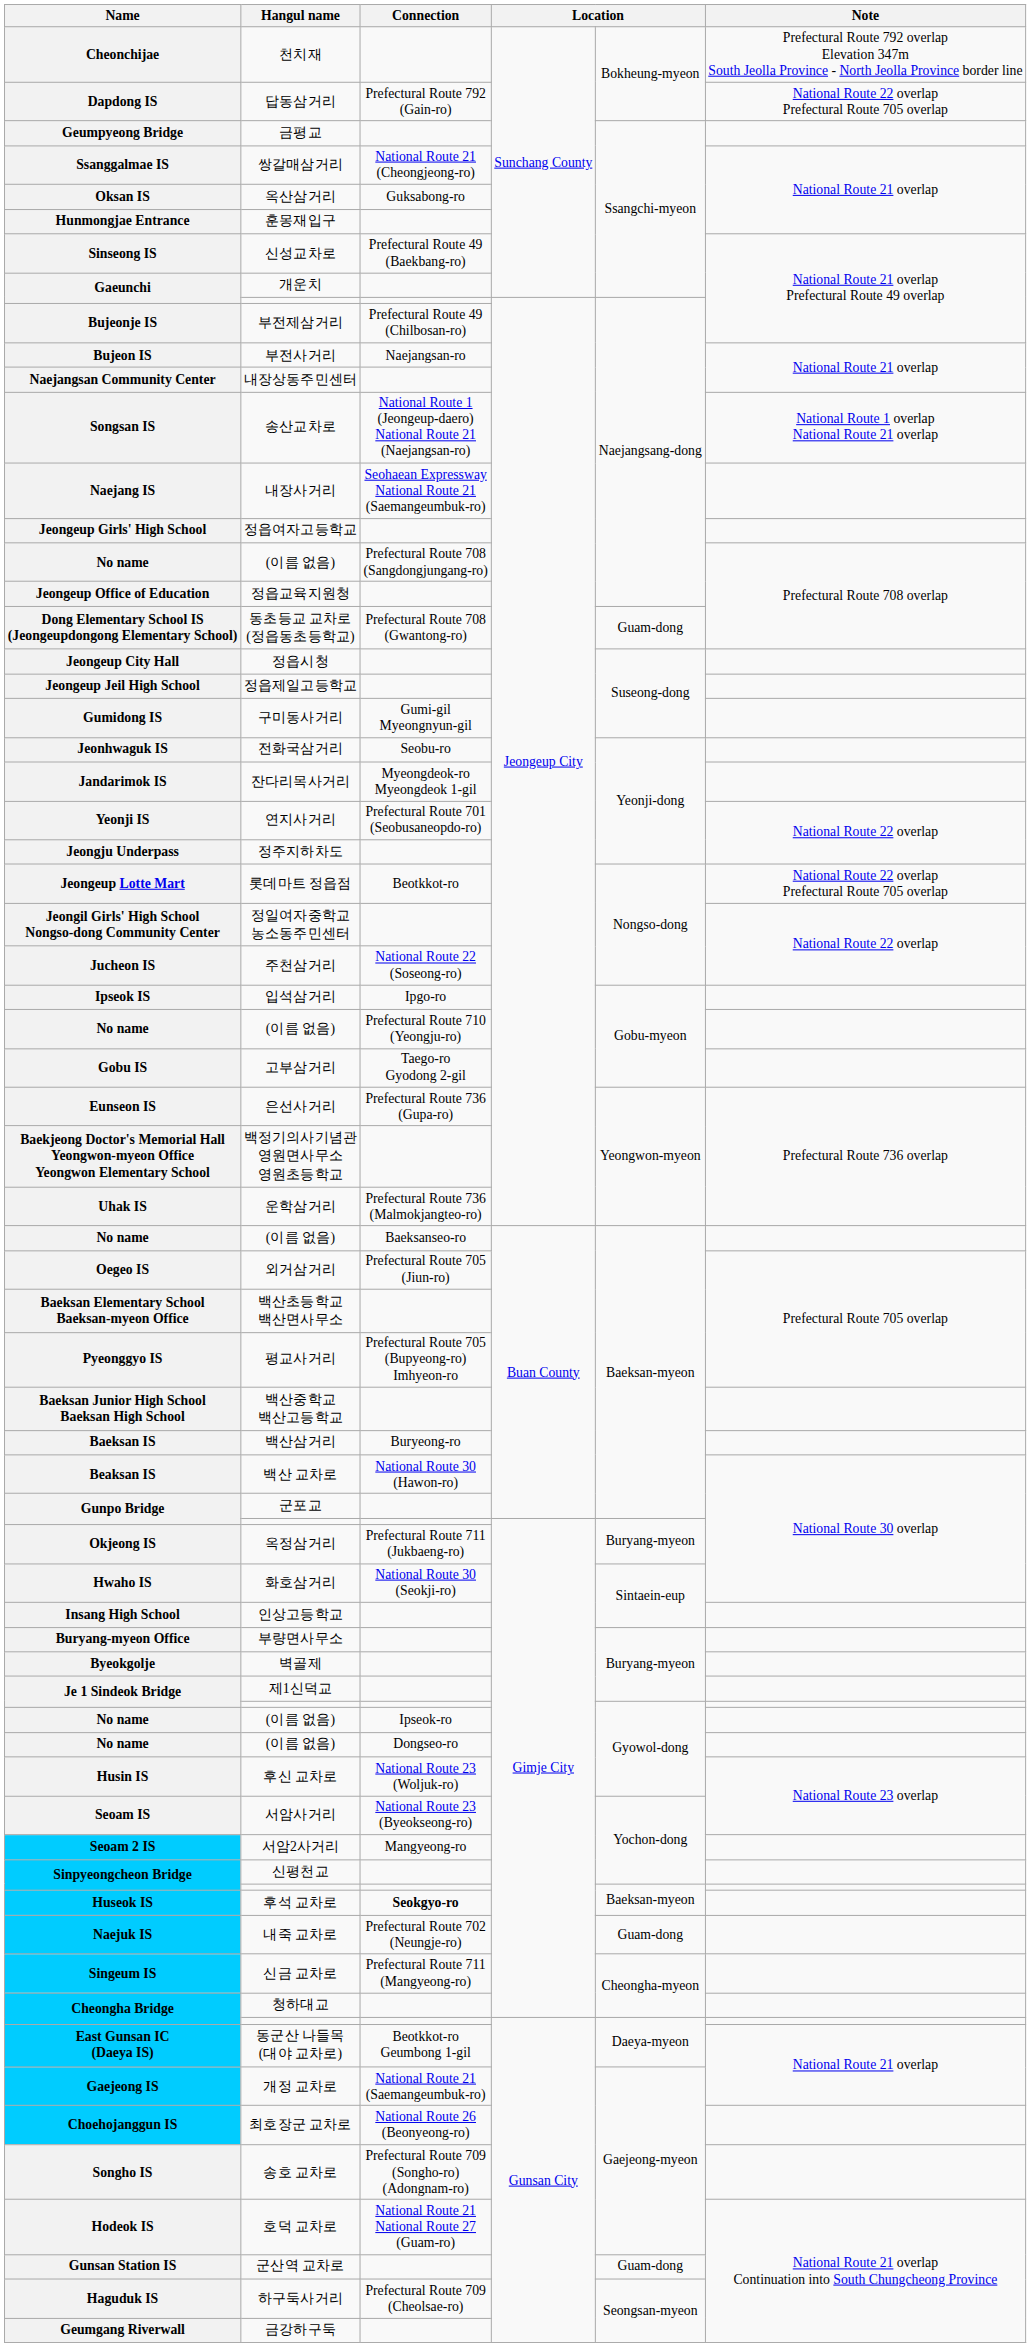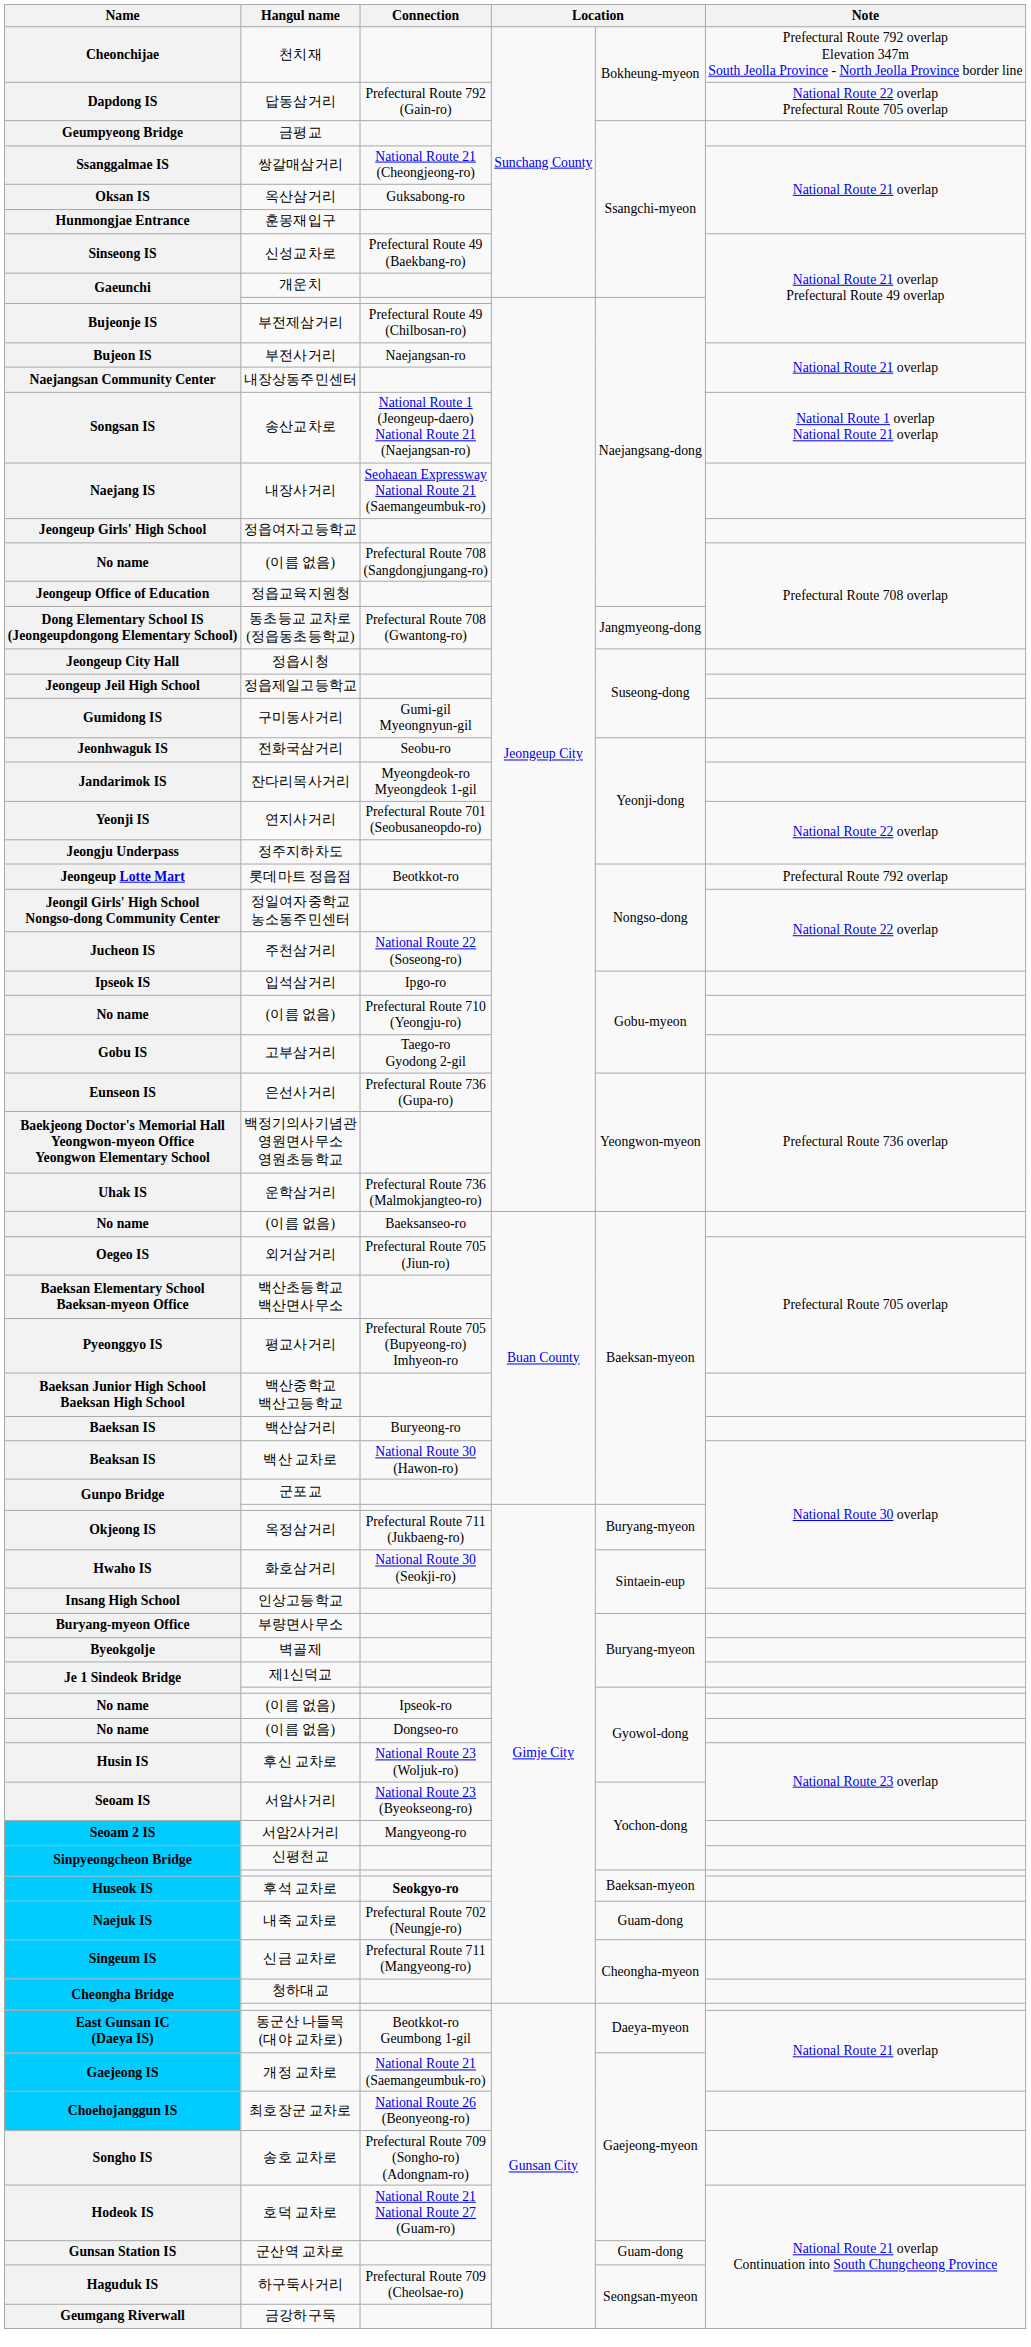(650, 627) Guam-dong -> (650, 627) Jangmyeong-dong
(865, 883) National Route 22 overlap Prefectural Route 705 overlap -> (865, 876) Prefectural Route 792 overlap
